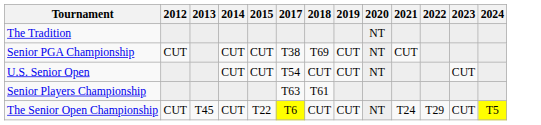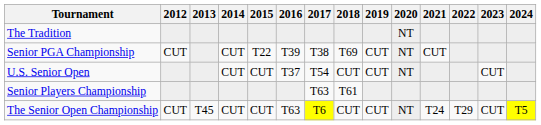+ column: (291, 14)
(262, 52) CUT -> (262, 52) T22
(262, 110) T22 -> (262, 110) CUT
